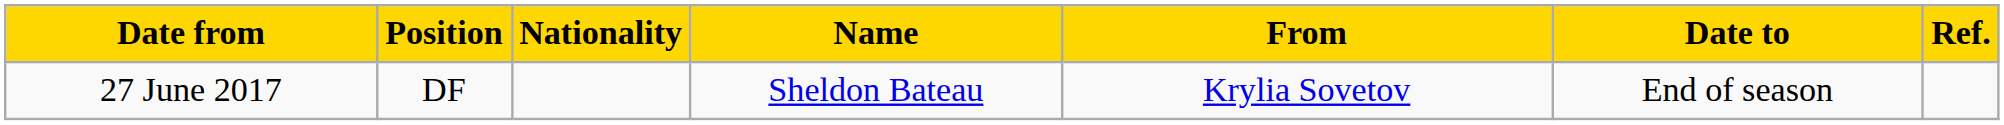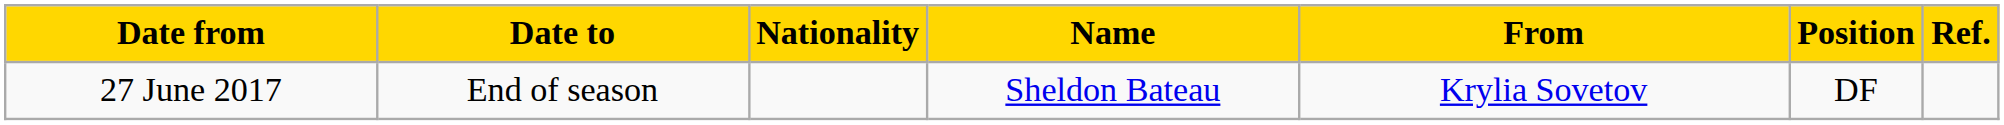columns swapped: (444, 33) <-> (1737, 33)
